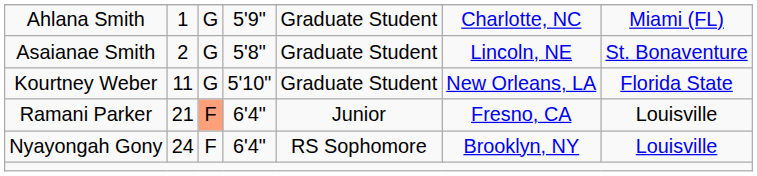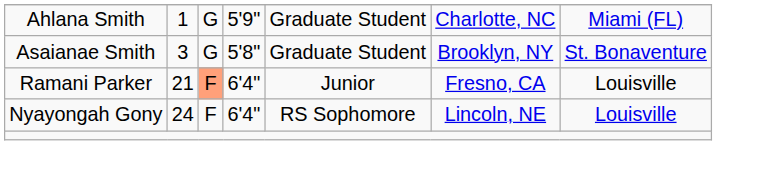(183, 51) 2 -> (183, 51) 3
(521, 51) Lincoln, NE -> (495, 51) Brooklyn, NY
- row: (86, 83)
(521, 146) Brooklyn, NY -> (495, 114) Lincoln, NE
